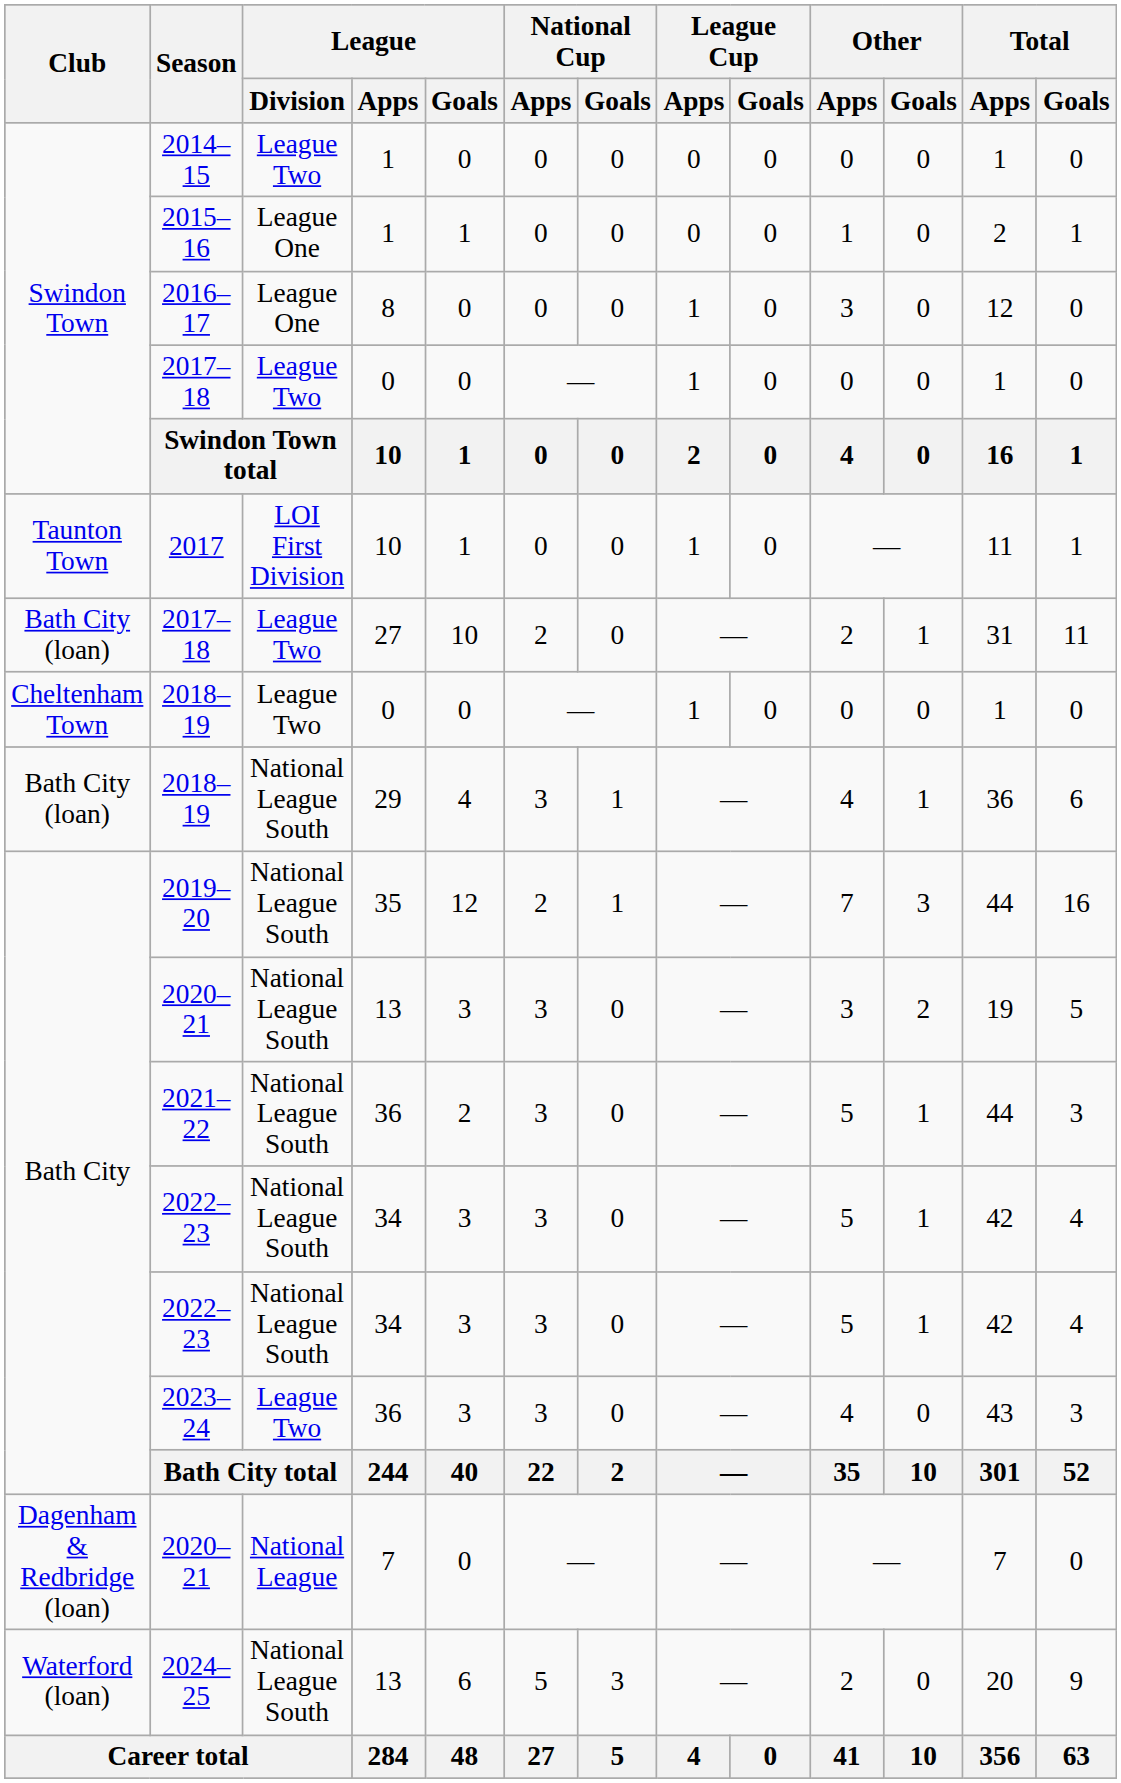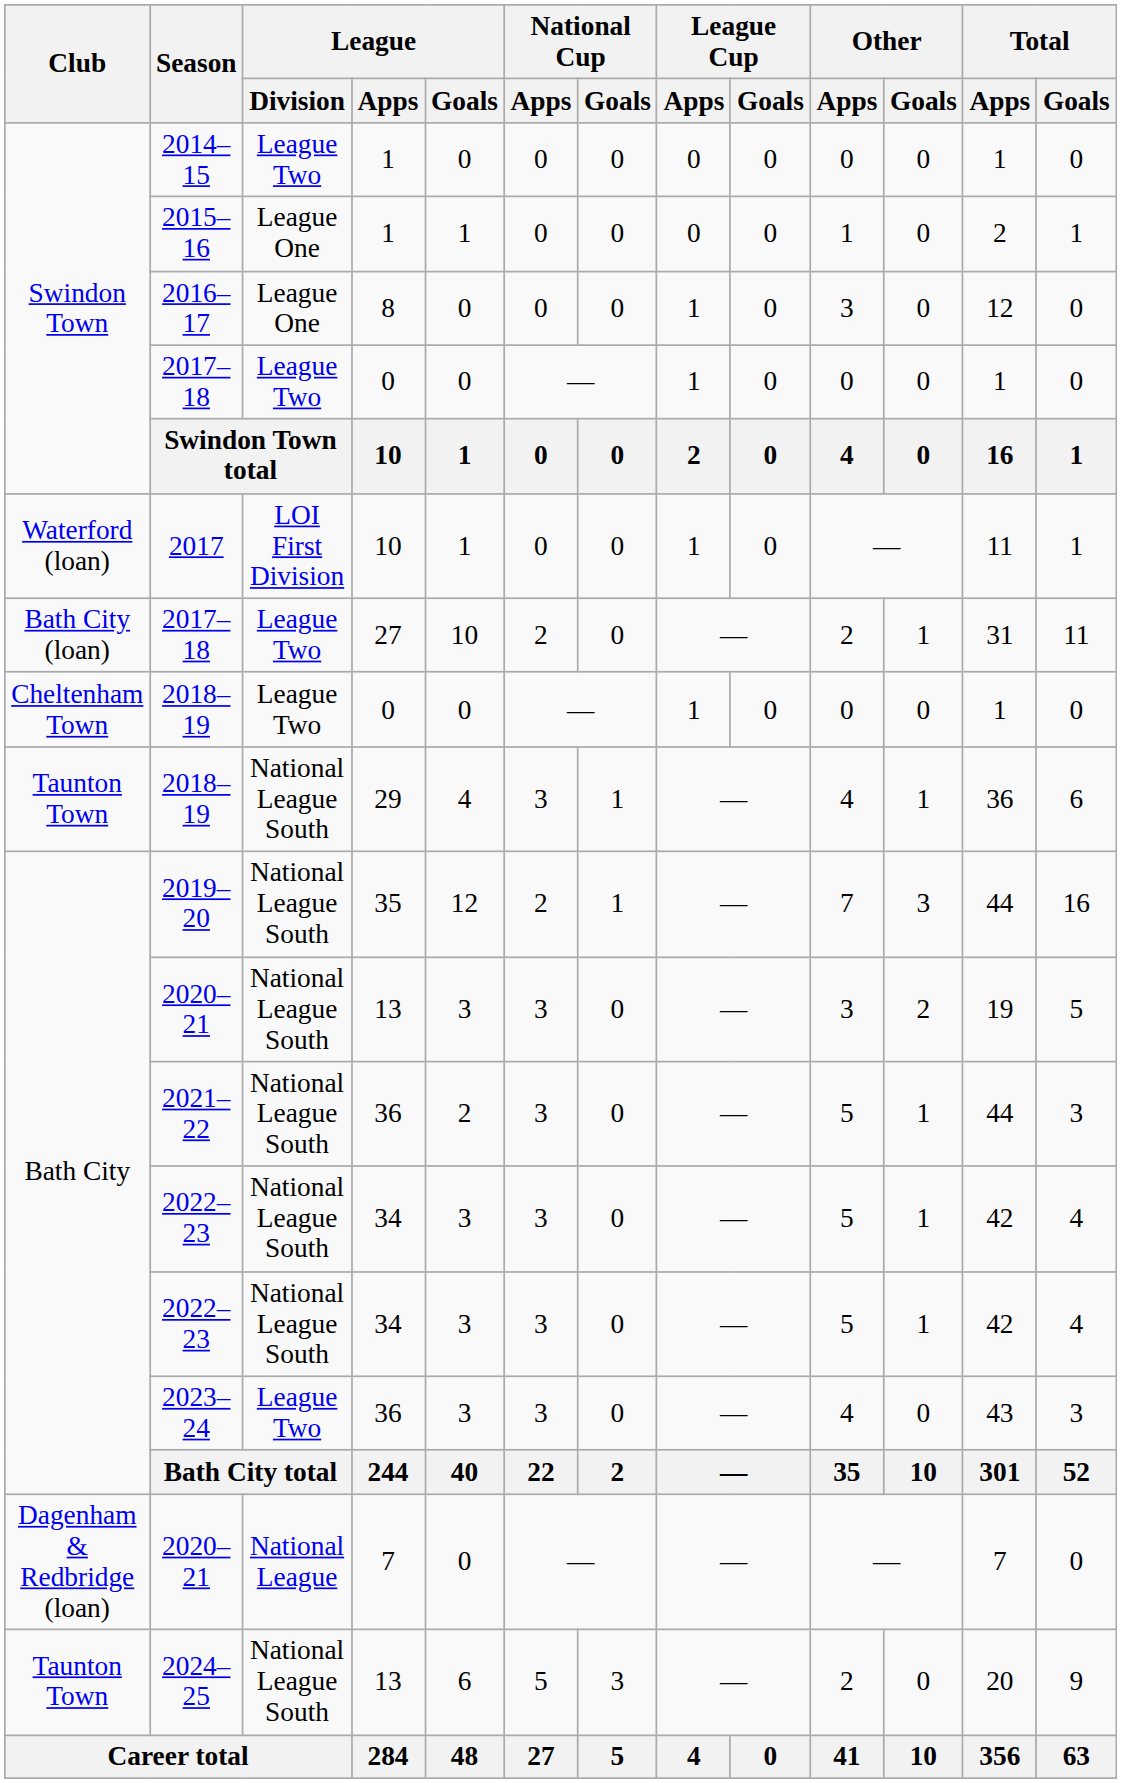(77, 545) Taunton Town -> (77, 545) Waterford (loan)
(77, 798) Bath City (loan) -> (77, 798) Taunton Town
(77, 1681) Waterford (loan) -> (77, 1681) Taunton Town
